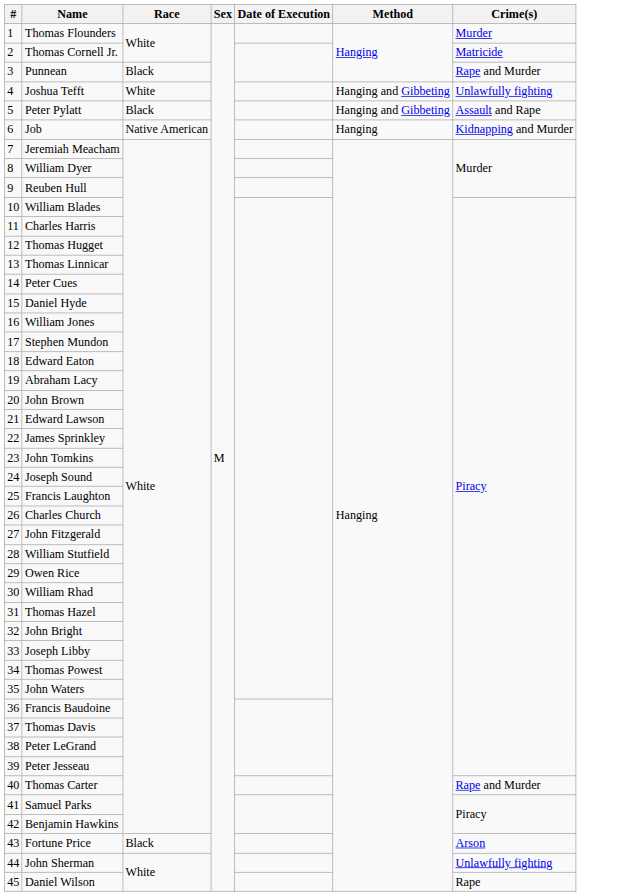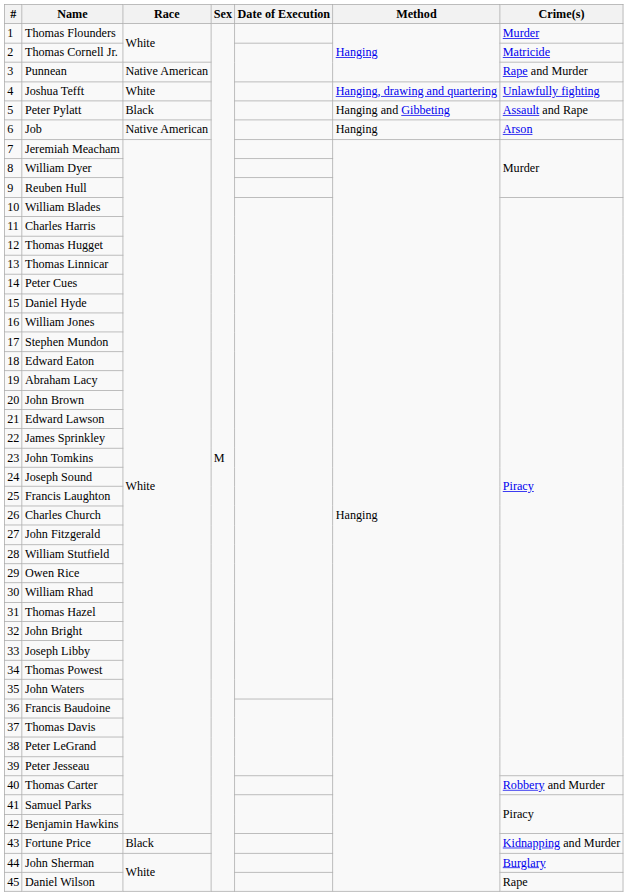(140, 71) Black -> (167, 71) Native American
(393, 91) Hanging and Gibbeting -> (416, 91) Hanging, drawing and quartering
(514, 129) Kidnapping and Murder -> (518, 129) Arson
(498, 785) Rape and Murder -> (554, 785) Robbery and Murder
(470, 843) Arson -> (562, 843) Kidnapping and Murder
(504, 862) Unlawfully fighting -> (524, 862) Burglary
